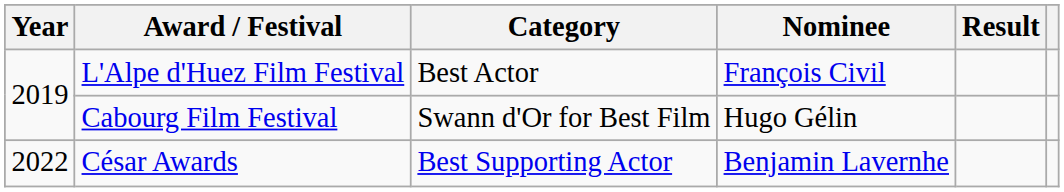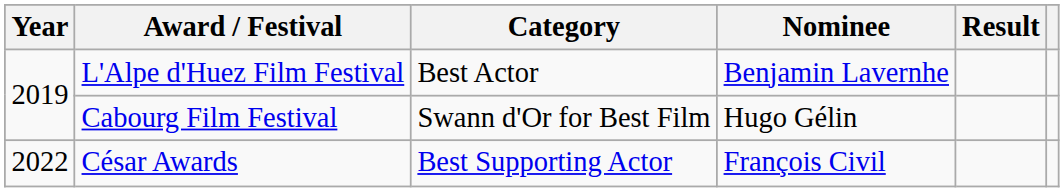(805, 72) François Civil -> (836, 72) Benjamin Lavernhe
(836, 162) Benjamin Lavernhe -> (805, 162) François Civil
